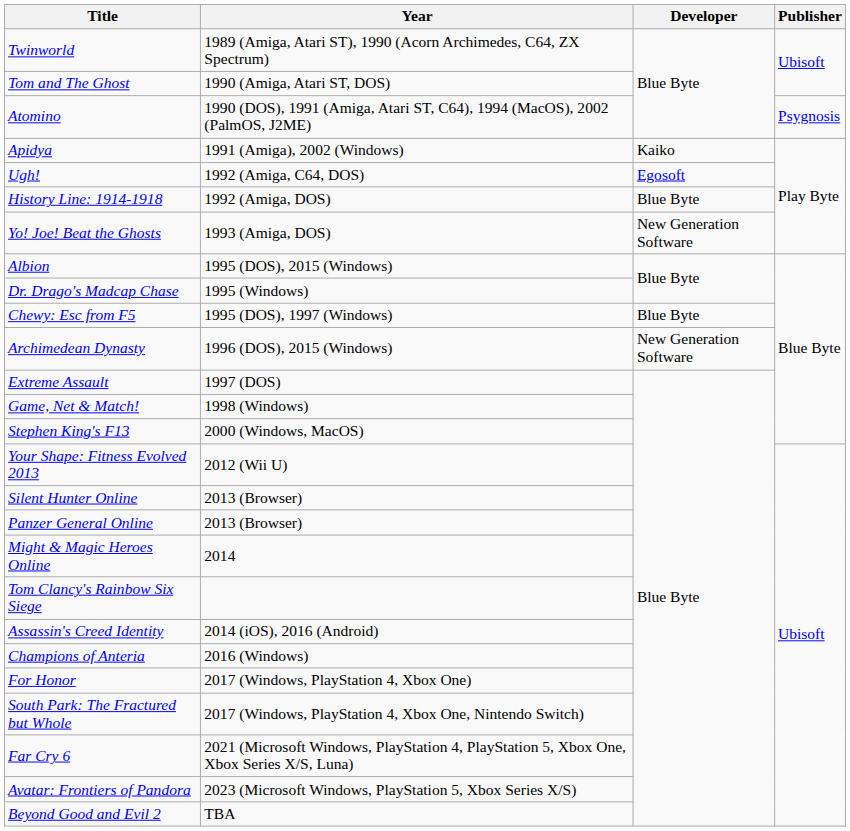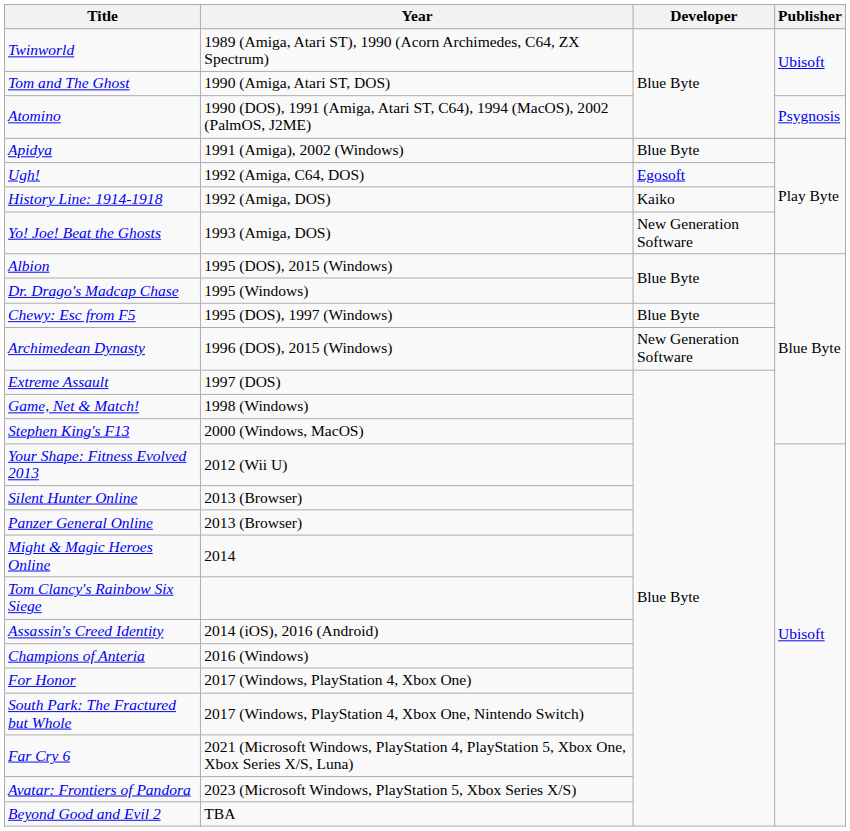(656, 150) Kaiko -> (668, 150) Blue Byte
(668, 199) Blue Byte -> (656, 199) Kaiko
